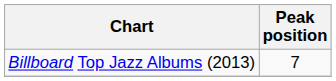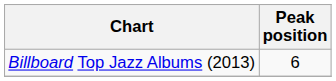(295, 62) 7 -> (295, 62) 6
